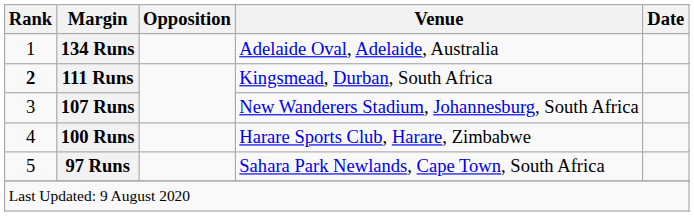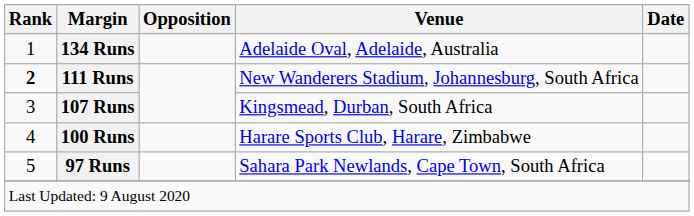(366, 78) Kingsmead, Durban, South Africa -> (439, 78) New Wanderers Stadium, Johannesburg, South Africa
(439, 107) New Wanderers Stadium, Johannesburg, South Africa -> (366, 107) Kingsmead, Durban, South Africa
